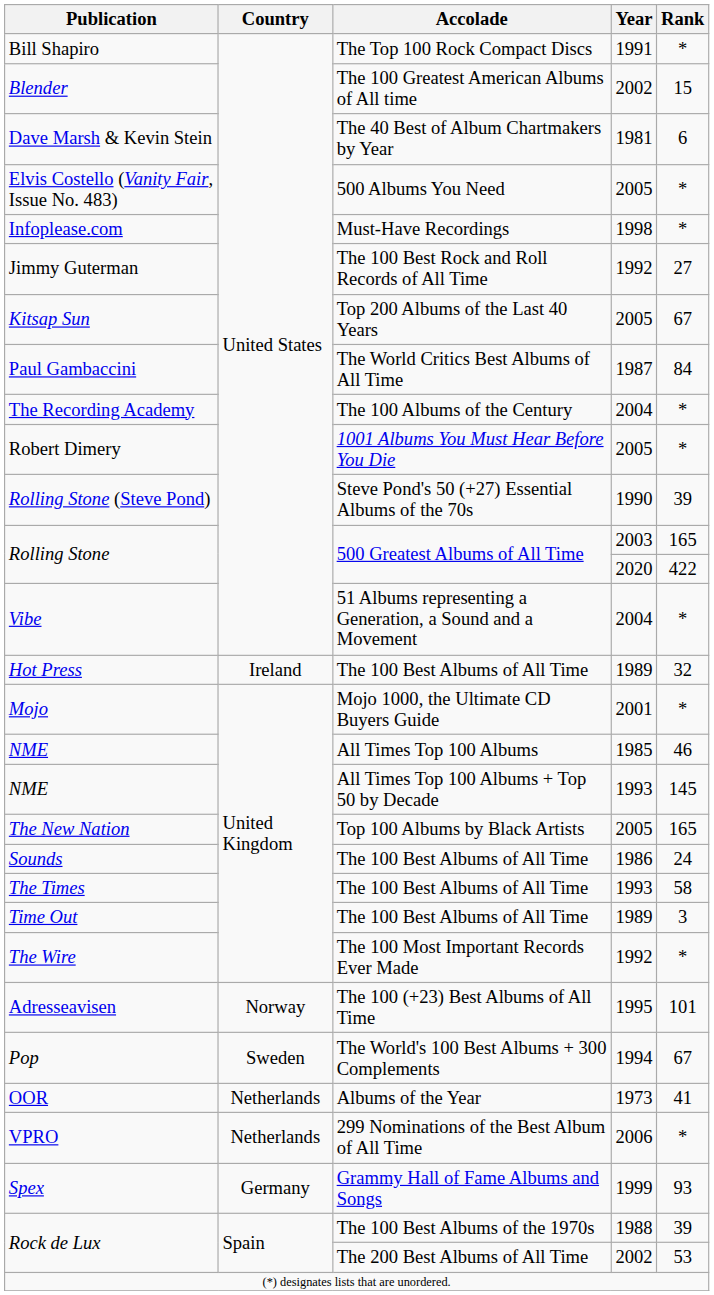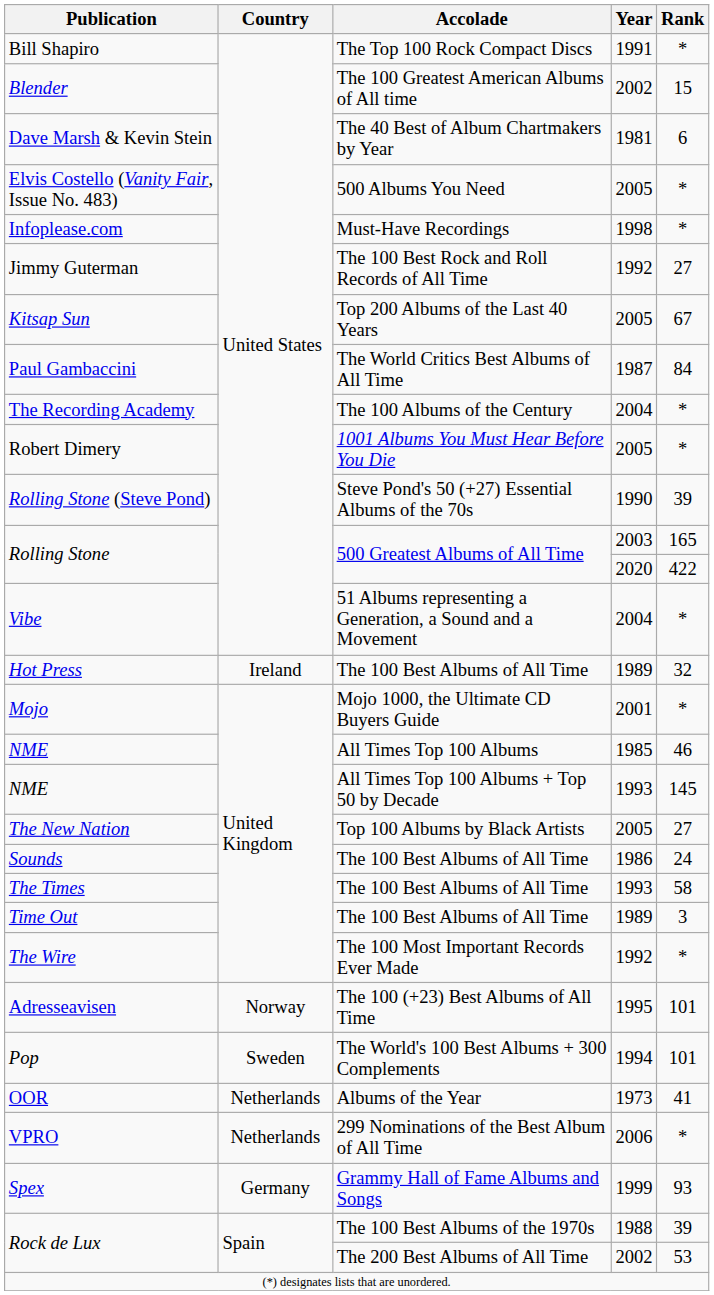(683, 829) 165 -> (683, 829) 27
(683, 1057) 67 -> (683, 1057) 101
